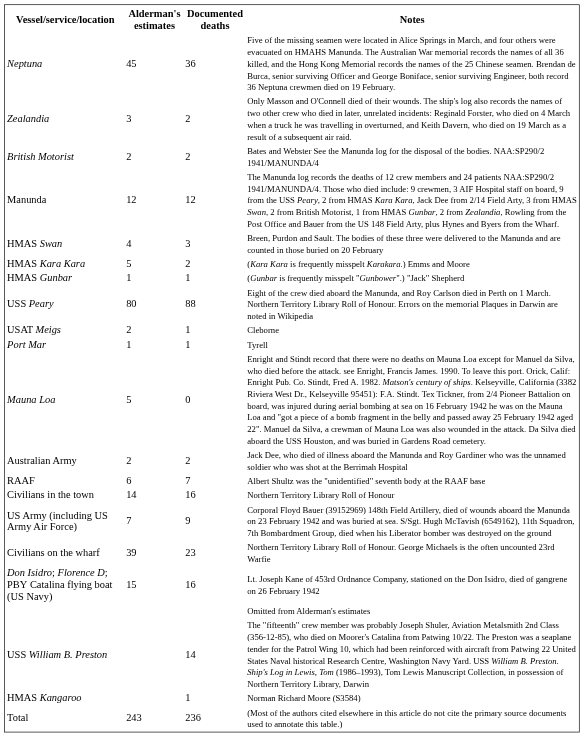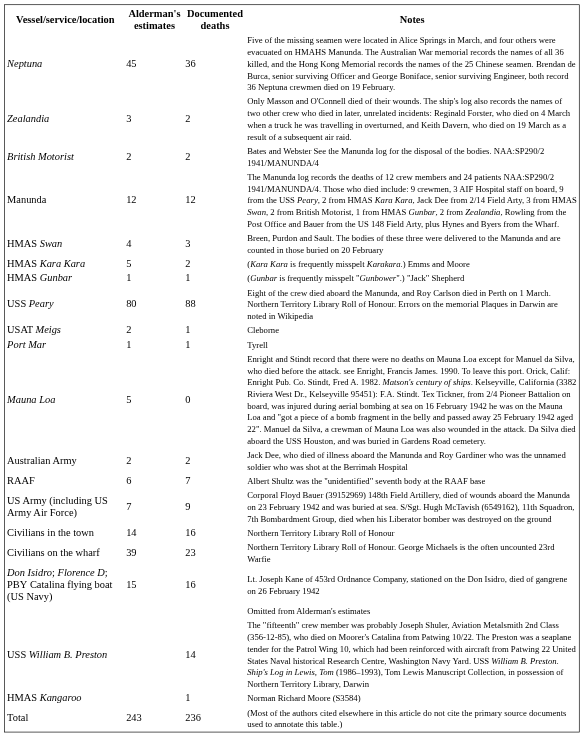rows swapped: (57, 521) <-> (51, 495)
